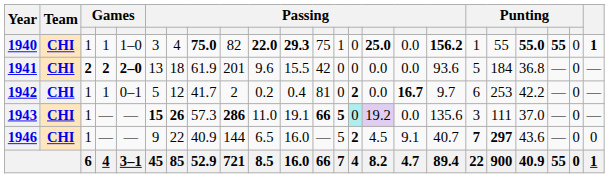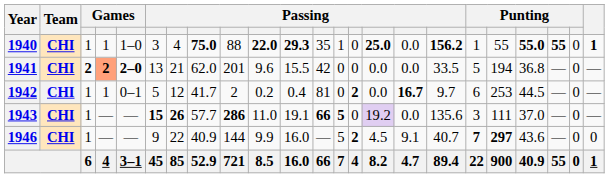(234, 45) 82 -> (234, 45) 88
(323, 45) 75 -> (323, 45) 35
(106, 68) no background -> (106, 68) lightsalmon background
(177, 68) 18 -> (177, 68) 21
(204, 68) 61.9 -> (204, 68) 62.0
(446, 68) 93.6 -> (446, 68) 33.5
(501, 68) 184 -> (501, 68) 194
(532, 92) 42.2 -> (532, 92) 44.5
(204, 115) 57.3 -> (204, 115) 57.7
(355, 115) paleturquoise background -> (355, 115) no background
(264, 138) 6.5 -> (264, 138) 9.9
